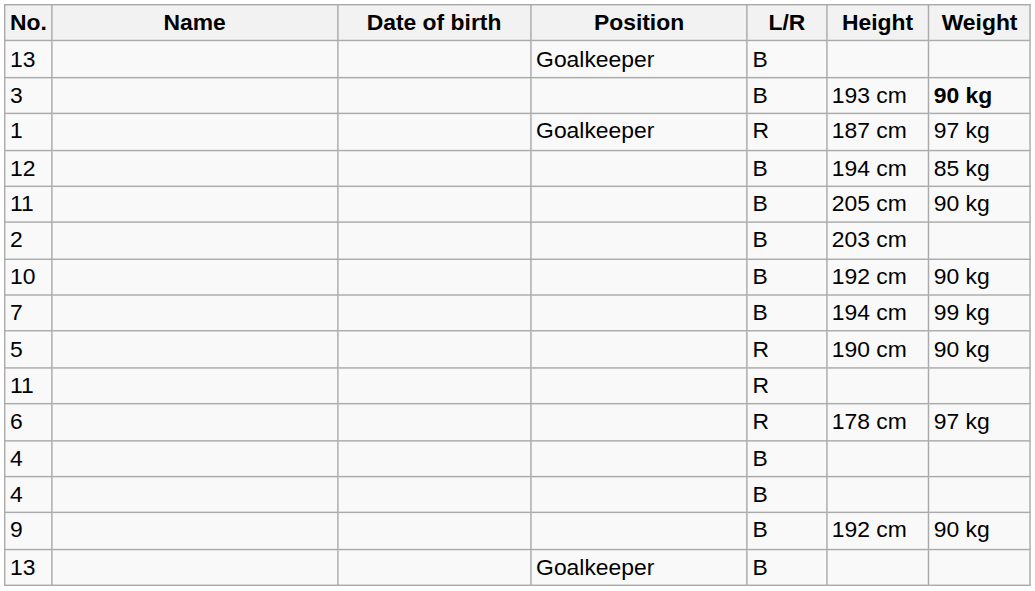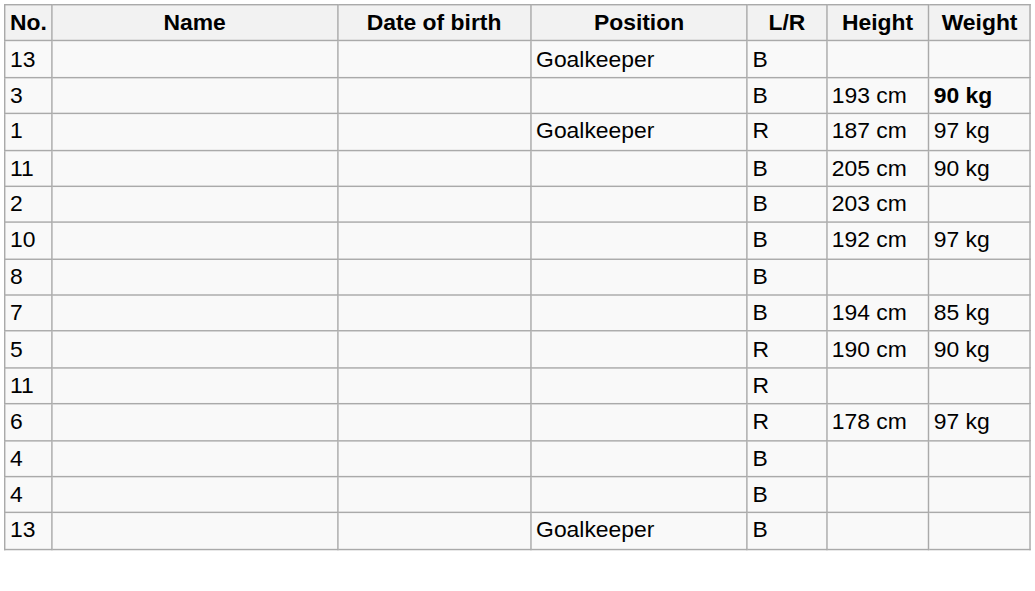- row: (23, 167)
(962, 276) 90 kg -> (962, 240) 97 kg
+ row: (16, 276)
(962, 312) 99 kg -> (962, 312) 85 kg
- row: (16, 530)
